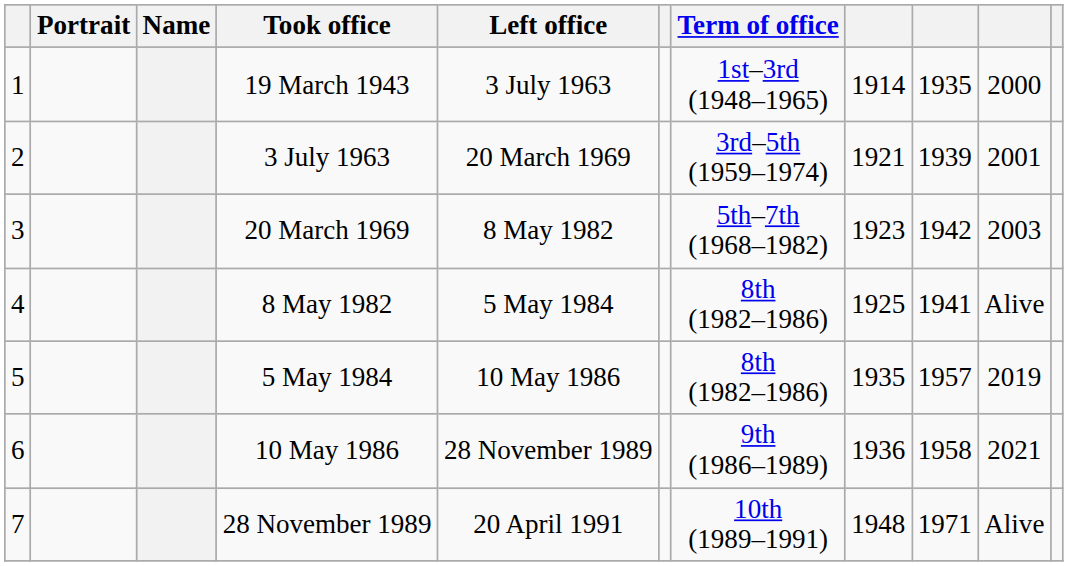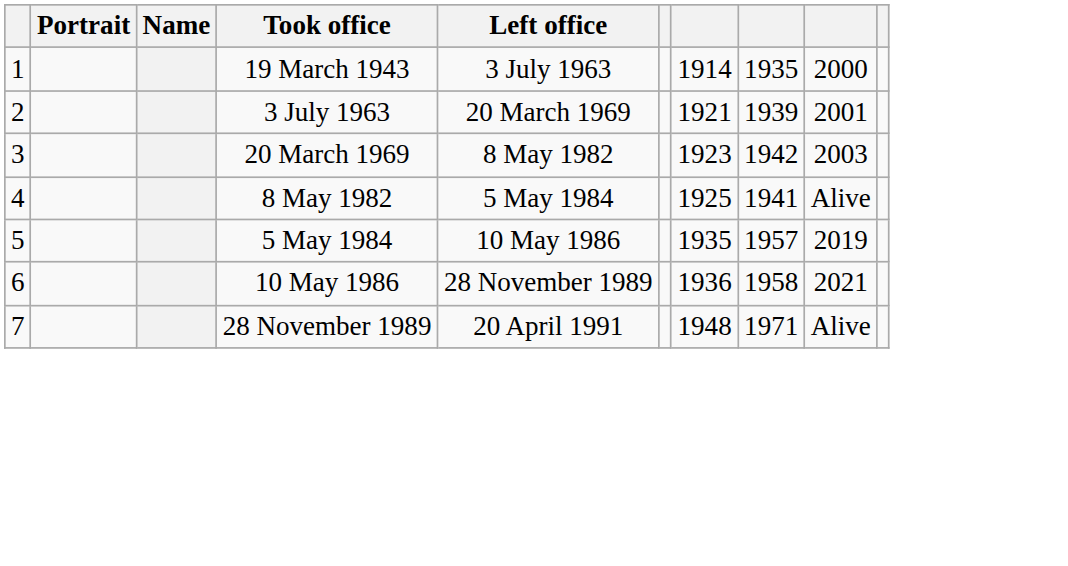- column: (758, 25)
